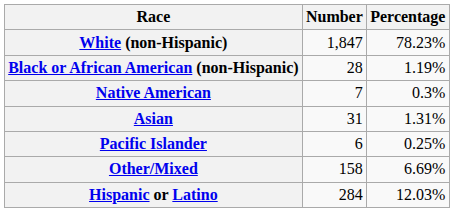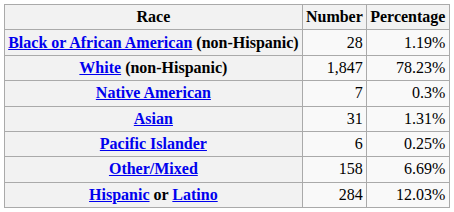rows swapped: (153, 42) <-> (153, 67)
